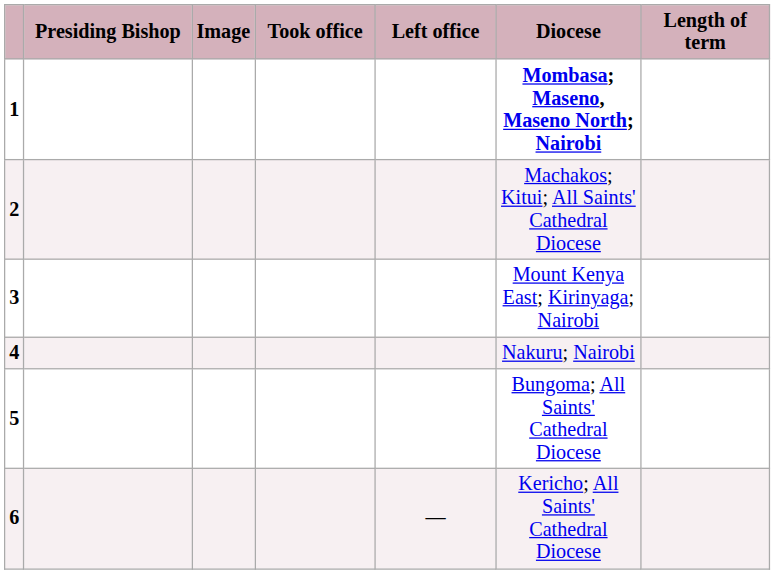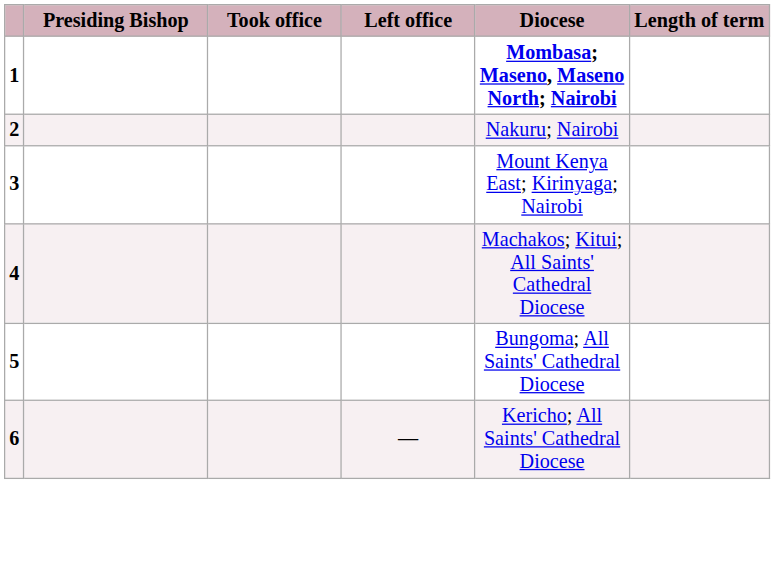- column: (223, 31)
(568, 209) Machakos; Kitui; All Saints' Cathedral Diocese -> (552, 129) Nakuru; Nairobi
(568, 352) Nakuru; Nairobi -> (552, 273) Machakos; Kitui; All Saints' Cathedral Diocese
